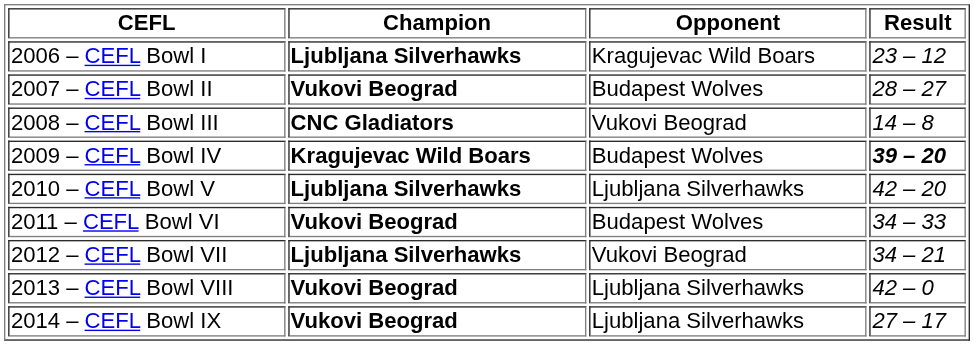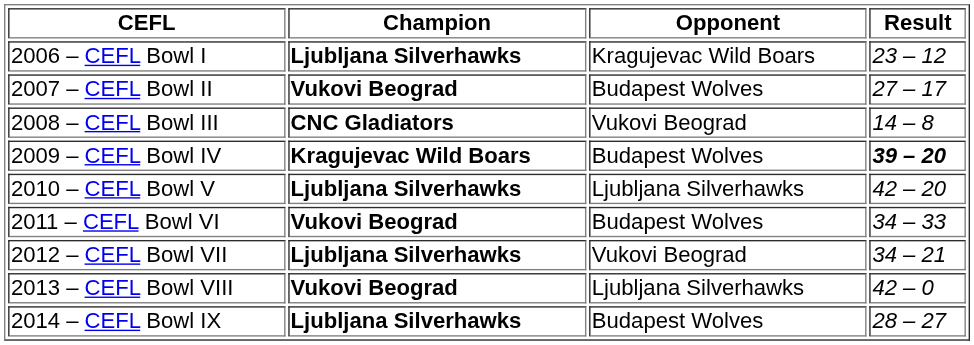(909, 89) 28 – 27 -> (909, 89) 27 – 17
(374, 321) Vukovi Beograd -> (406, 321) Ljubljana Silverhawks
(698, 321) Ljubljana Silverhawks -> (678, 321) Budapest Wolves
(909, 321) 27 – 17 -> (909, 321) 28 – 27
